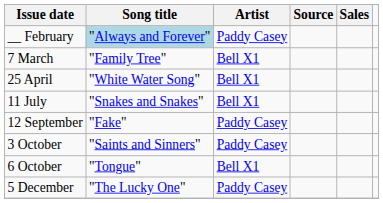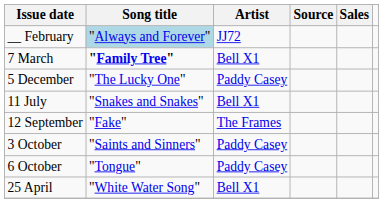(252, 36) Paddy Casey -> (229, 36) JJ72
(128, 58) normal -> (131, 58) bold
rows swapped: (30, 79) <-> (41, 187)
(252, 123) Paddy Casey -> (249, 123) The Frames
(238, 166) Bell X1 -> (252, 166) Paddy Casey
